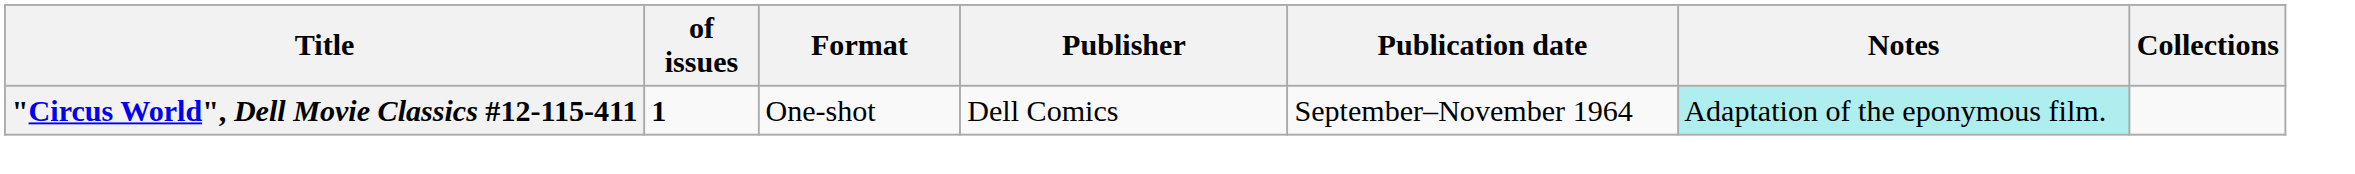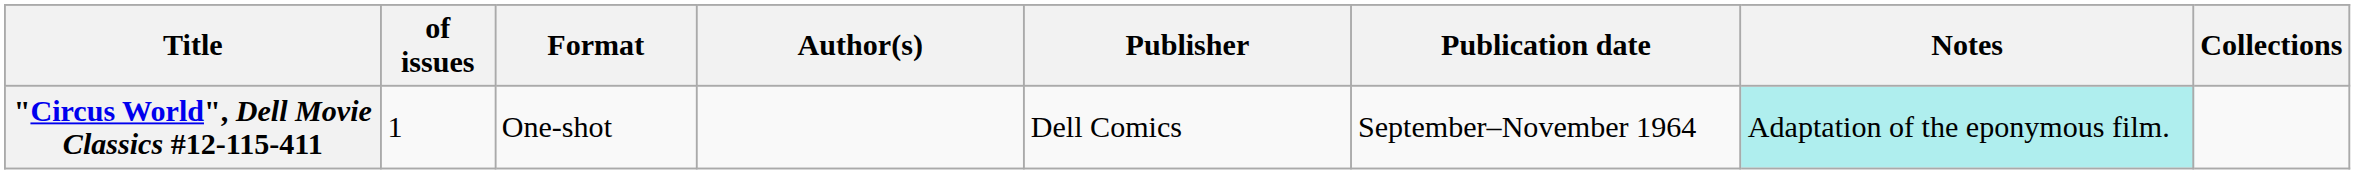+ column: (860, 45)
(659, 109) bold -> (395, 126) normal
